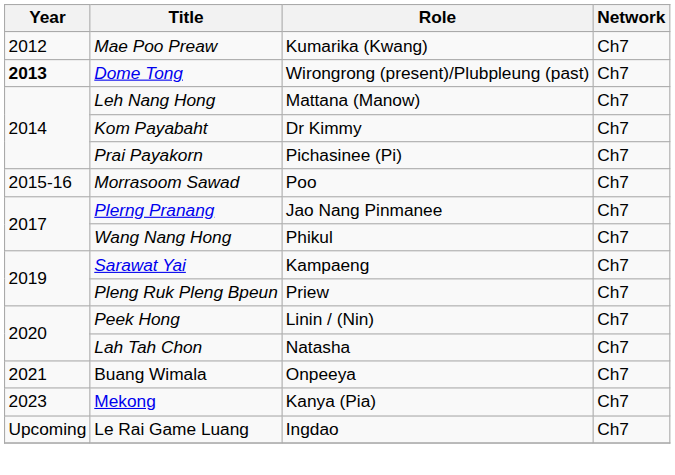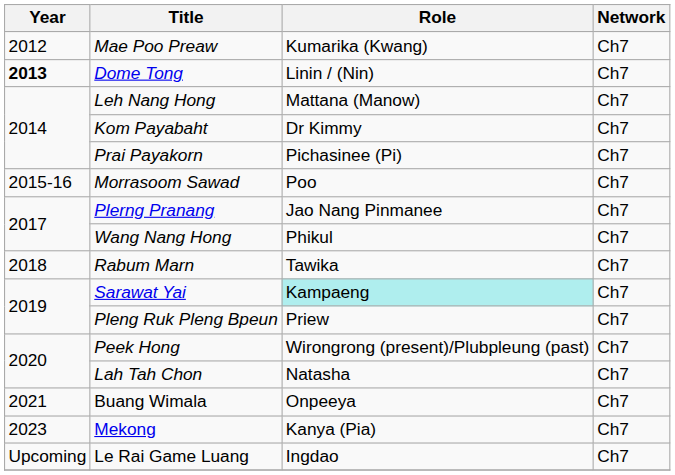(438, 73) Wirongrong (present)/Plubpleung (past) -> (330, 73) Linin / (Nin)
+ row: (144, 264)
(328, 264) no background -> (328, 292) paleturquoise background
(330, 319) Linin / (Nin) -> (438, 347) Wirongrong (present)/Plubpleung (past)
